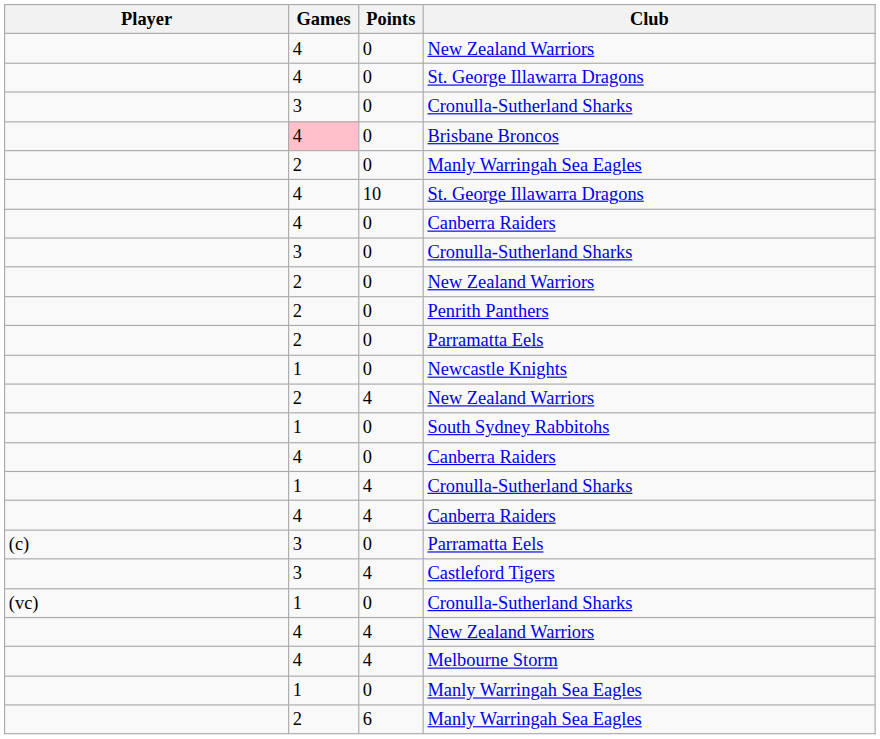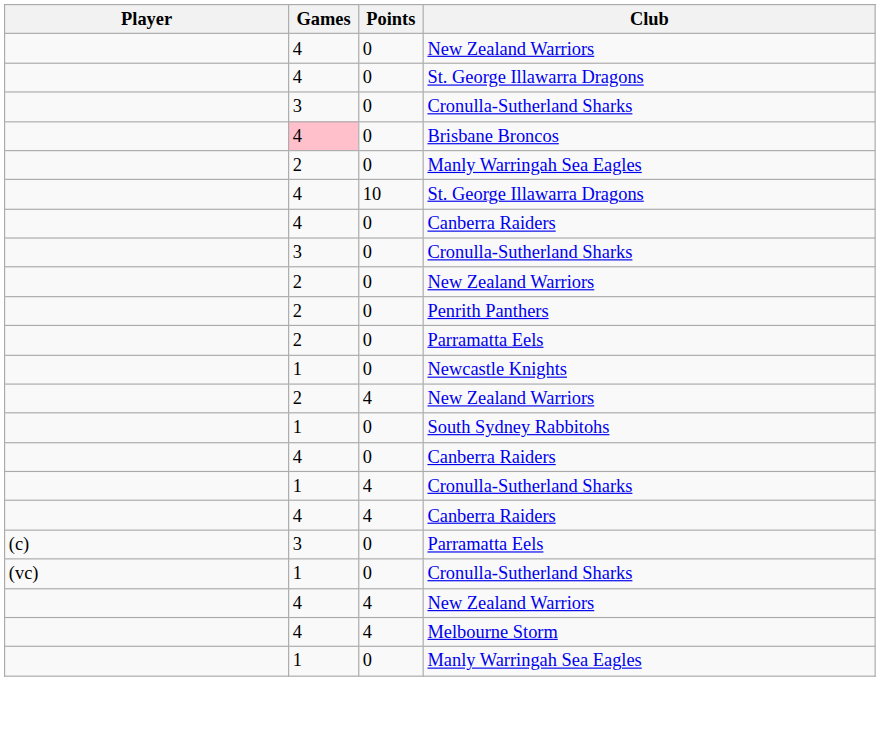- row: (367, 573)
- row: (367, 719)
